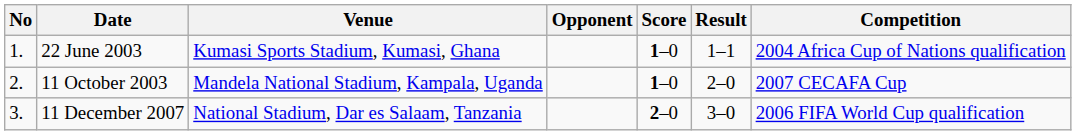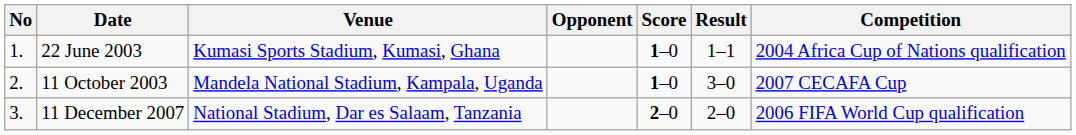(721, 82) 2–0 -> (721, 82) 3–0
(721, 113) 3–0 -> (721, 113) 2–0
